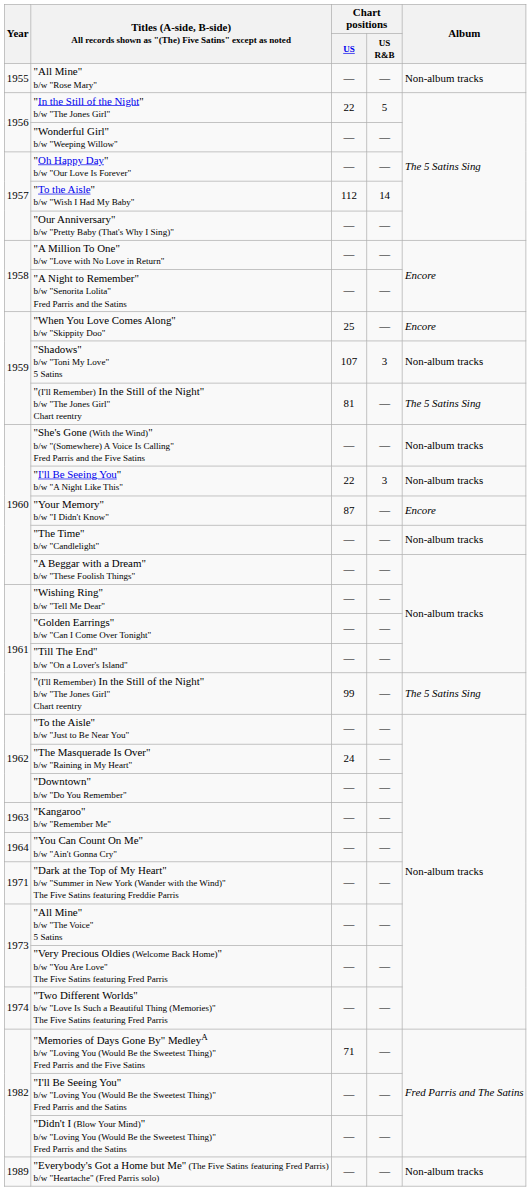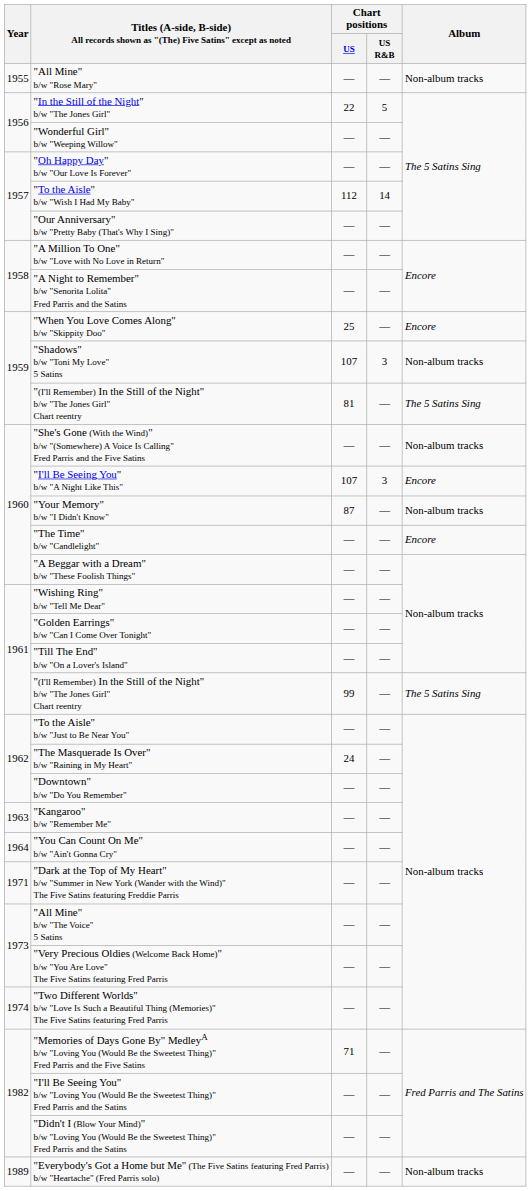(349, 481) 22 -> (349, 481) 107
(444, 481) Non-album tracks -> (420, 481) Encore
(420, 510) Encore -> (444, 510) Non-album tracks
(444, 540) Non-album tracks -> (420, 540) Encore
